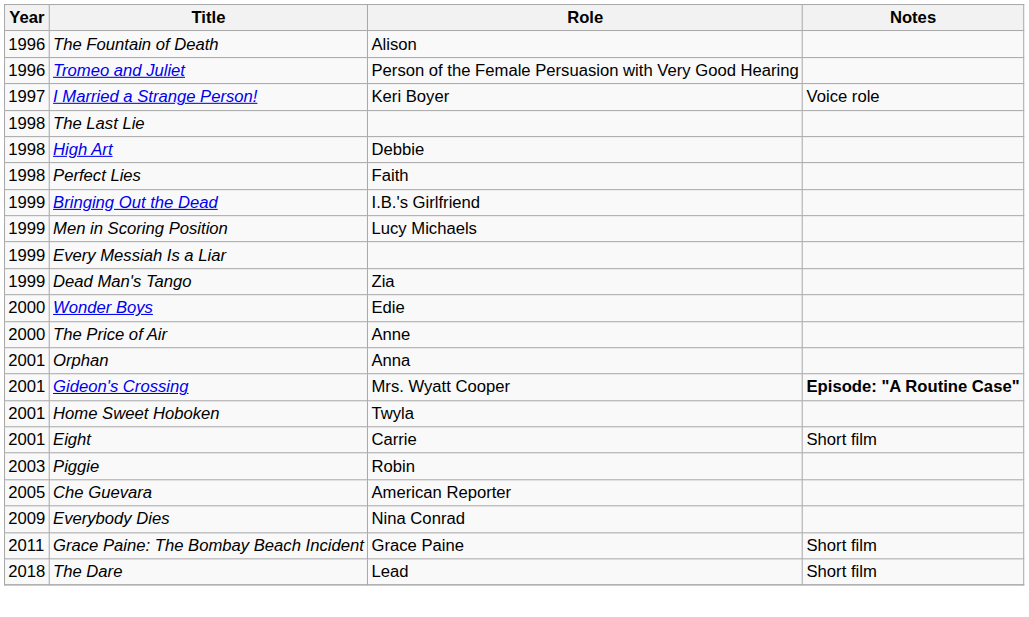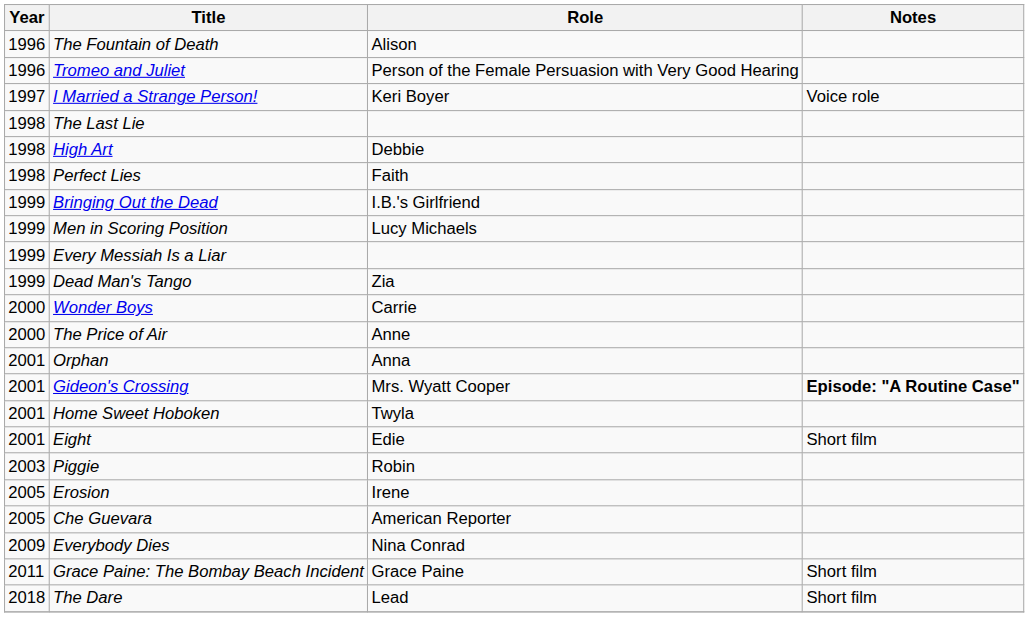(388, 307) Edie -> (394, 307) Carrie
(394, 439) Carrie -> (388, 439) Edie
+ row: (81, 492)
